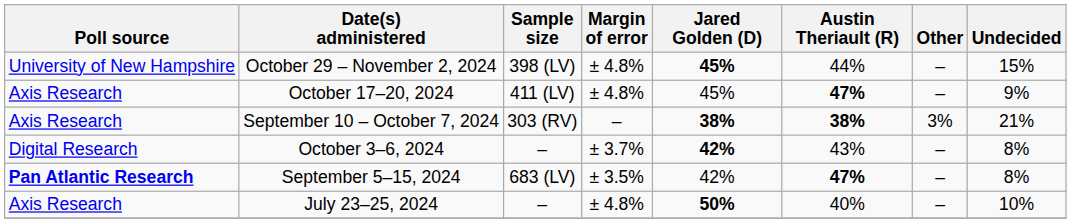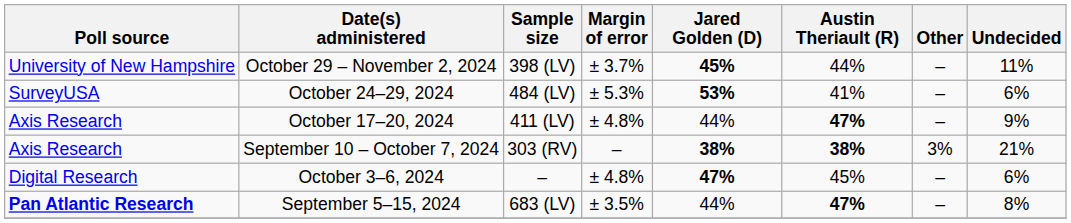(617, 66) ± 4.8% -> (617, 66) ± 3.7%
(1017, 66) 15% -> (1017, 66) 11%
+ row: (371, 94)
(717, 94) 45% -> (717, 122) 44%
(617, 149) ± 3.7% -> (617, 177) ± 4.8%
(717, 149) 42% -> (717, 177) 47%
(847, 149) 43% -> (847, 177) 45%
(1017, 149) 8% -> (1017, 177) 6%
(717, 177) 42% -> (717, 205) 44%
- row: (371, 205)
